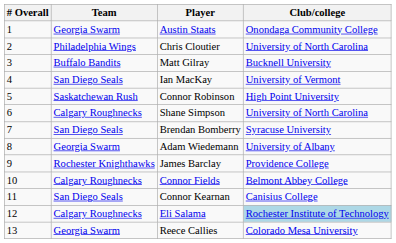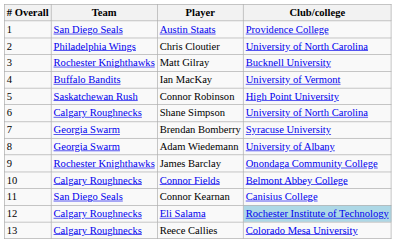(87, 29) Georgia Swarm -> (88, 29) San Diego Seals
(312, 29) Onondaga Community College -> (287, 29) Providence College
(87, 63) Buffalo Bandits -> (104, 63) Rochester Knighthawks
(88, 79) San Diego Seals -> (87, 79) Buffalo Bandits
(88, 130) San Diego Seals -> (87, 130) Georgia Swarm
(287, 163) Providence College -> (312, 163) Onondaga Community College
(87, 230) Georgia Swarm -> (98, 230) Calgary Roughnecks
